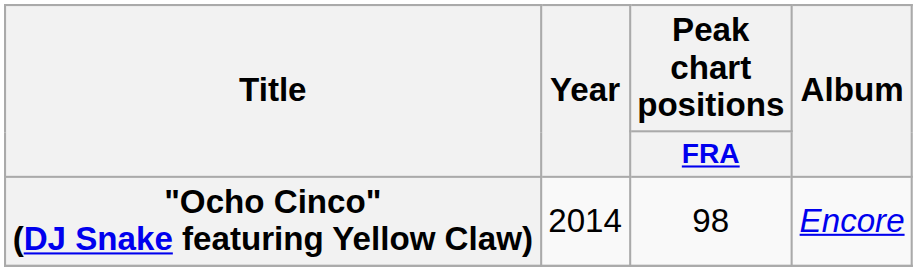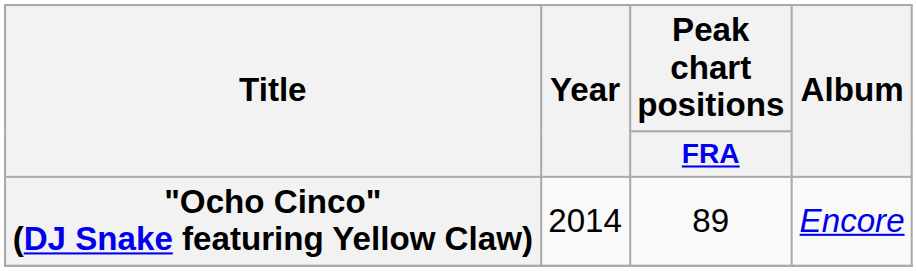(711, 220) 98 -> (711, 220) 89
